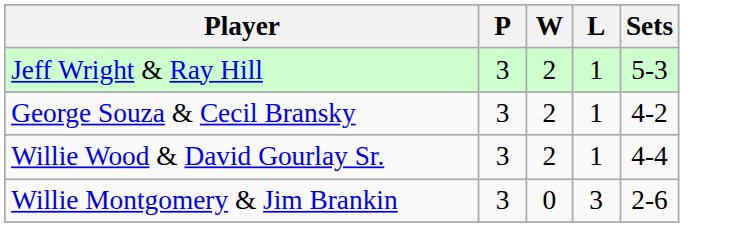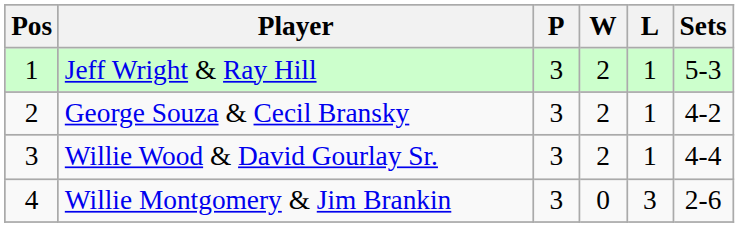+ column: (32, 26)
